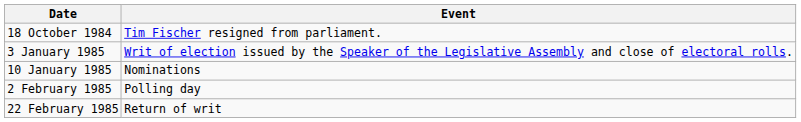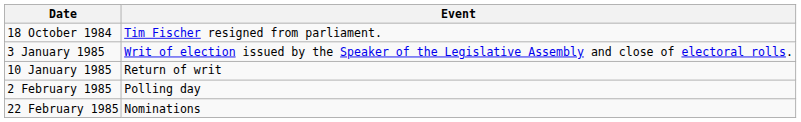(162, 70) Nominations -> (173, 70) Return of writ
(173, 108) Return of writ -> (162, 108) Nominations
